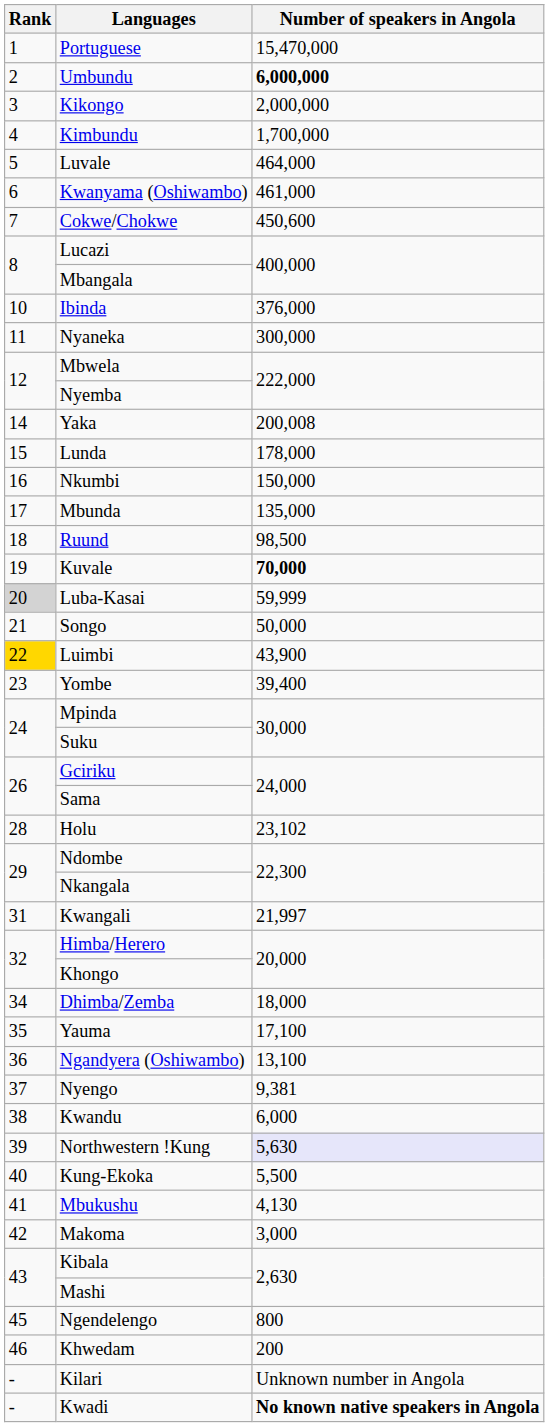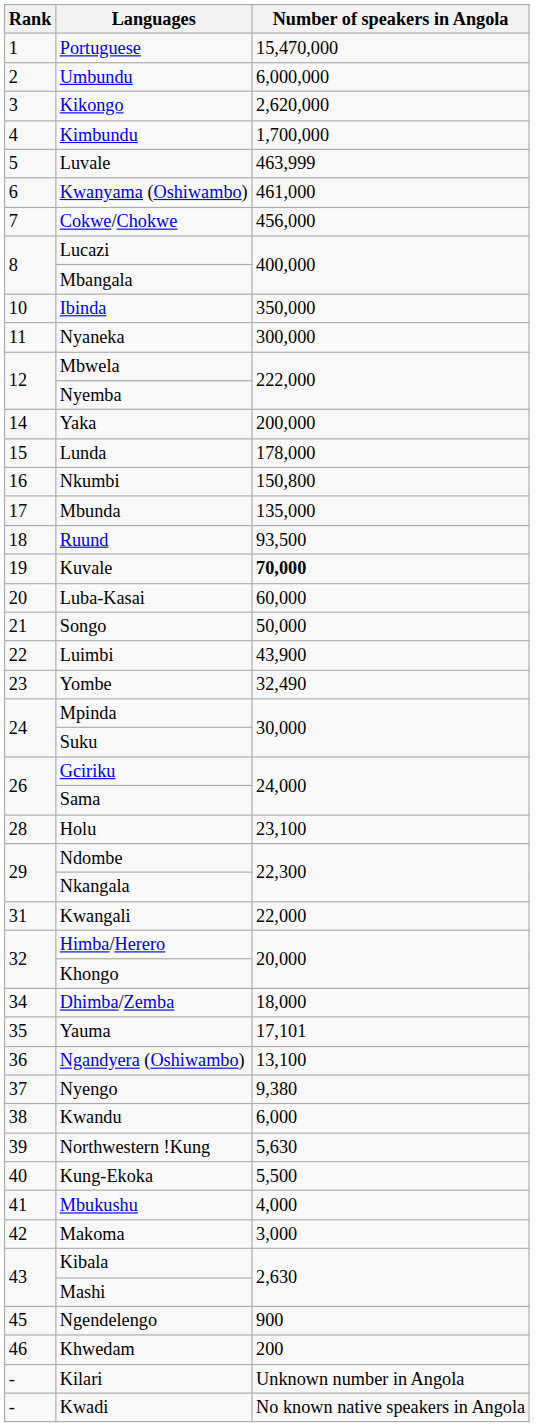(293, 76) bold -> (293, 76) normal
(293, 105) 2,000,000 -> (293, 105) 2,620,000
(286, 163) 464,000 -> (286, 163) 463,999
(286, 221) 450,600 -> (286, 221) 456,000
(286, 308) 376,000 -> (286, 308) 350,000
(286, 423) 200,008 -> (286, 423) 200,000
(286, 481) 150,000 -> (286, 481) 150,800
(281, 539) 98,500 -> (281, 539) 93,500
(18, 597) lightgrey background -> (18, 597) no background
(281, 597) 59,999 -> (281, 597) 60,000
(18, 655) gold background -> (18, 655) no background
(281, 684) 39,400 -> (281, 684) 32,490
(281, 828) 23,102 -> (281, 828) 23,100
(281, 915) 21,997 -> (281, 915) 22,000
(281, 1031) 17,100 -> (281, 1031) 17,101
(277, 1089) 9,381 -> (277, 1089) 9,380
(277, 1147) lavender background -> (277, 1147) no background
(277, 1204) 4,130 -> (277, 1204) 4,000
(270, 1320) 800 -> (270, 1320) 900
(398, 1407) bold -> (391, 1407) normal
